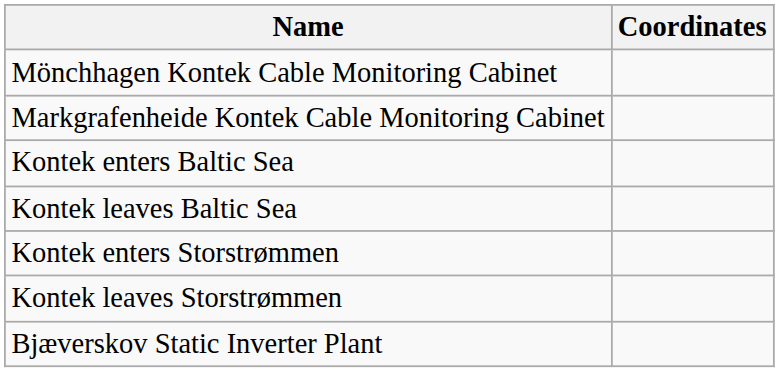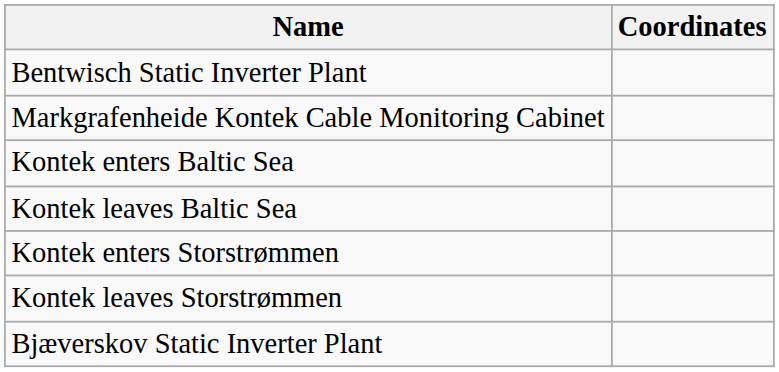+ row: (189, 72)
- row: (284, 72)
